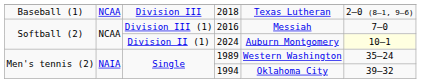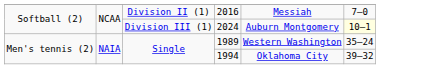- row: (228, 12)
(169, 27) Division III (1) -> (169, 12) Division II (1)
(169, 41) Division II (1) -> (169, 27) Division III (1)
